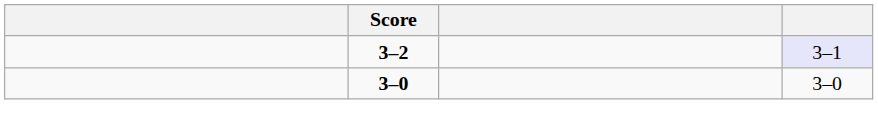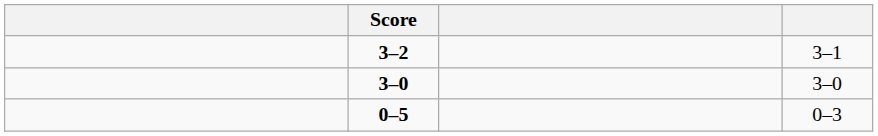(827, 51) lavender background -> (827, 51) no background
+ row: (393, 114)
